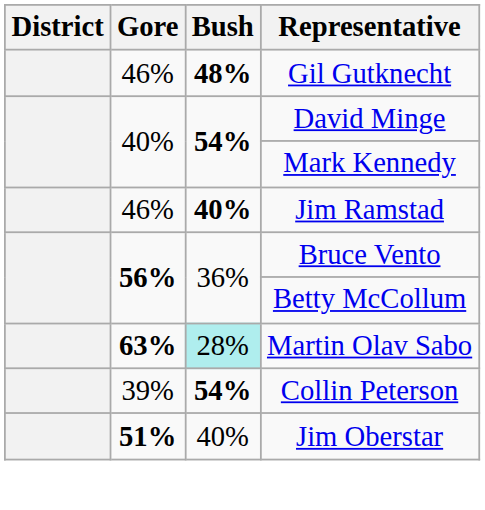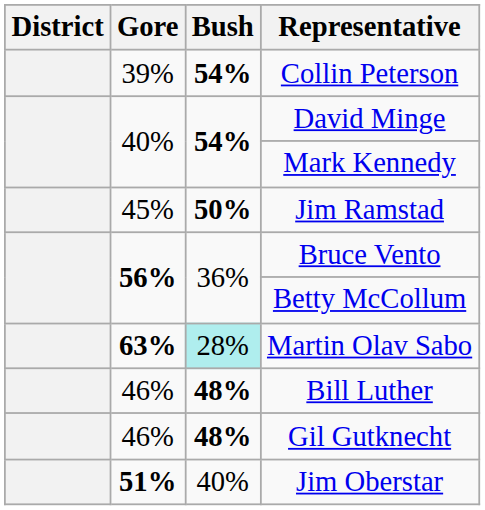rows swapped: (370, 72) <-> (370, 390)
(148, 208) 46% -> (148, 208) 45%
(223, 208) 40% -> (223, 208) 50%
+ row: (370, 390)
